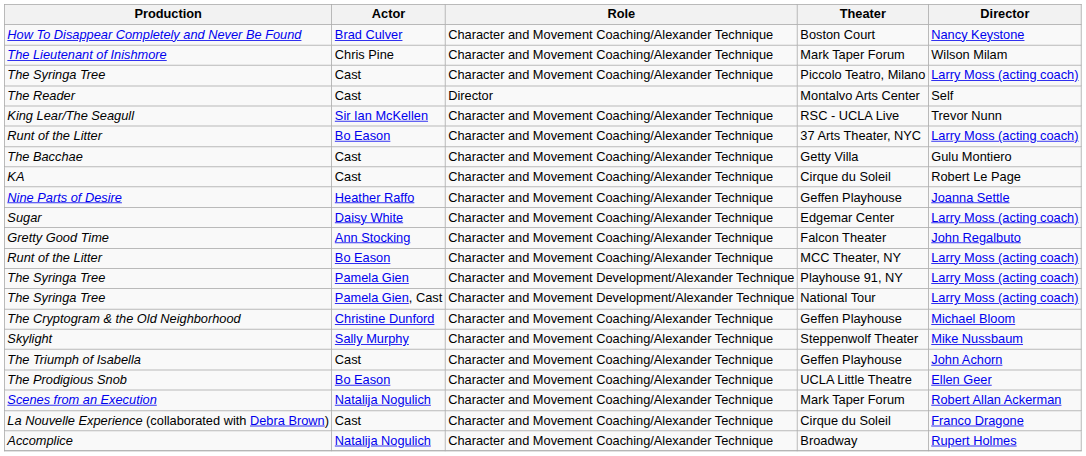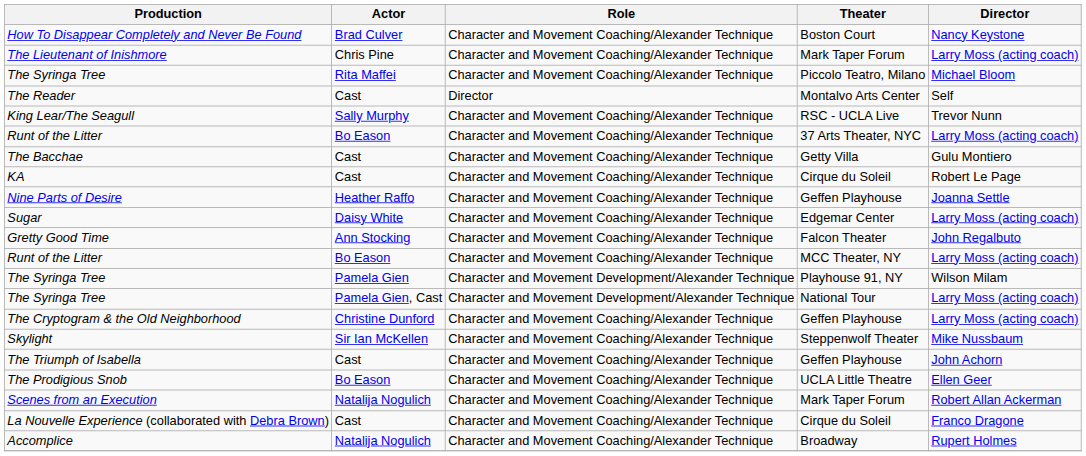(969, 55) Wilson Milam -> (1005, 55) Larry Moss (acting coach)
(348, 75) Cast -> (365, 75) Rita Maffei
(1005, 75) Larry Moss (acting coach) -> (973, 75) Michael Bloom
(381, 116) Sir Ian McKellen -> (372, 116) Sally Murphy
(1005, 278) Larry Moss (acting coach) -> (969, 278) Wilson Milam
(973, 319) Michael Bloom -> (1005, 319) Larry Moss (acting coach)
(372, 339) Sally Murphy -> (381, 339) Sir Ian McKellen
